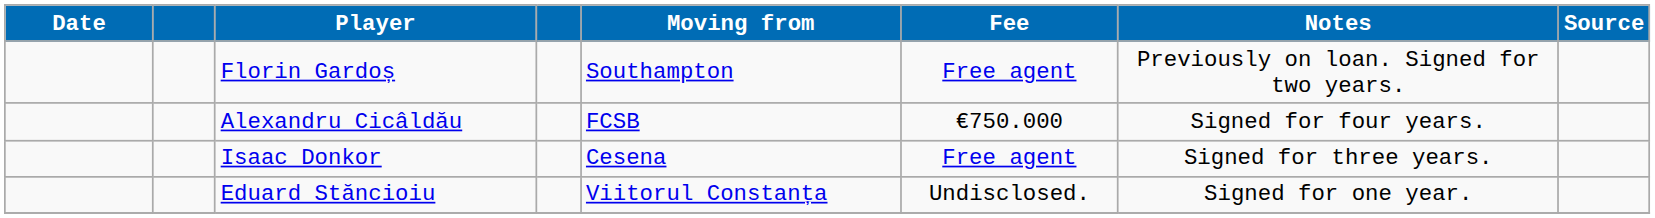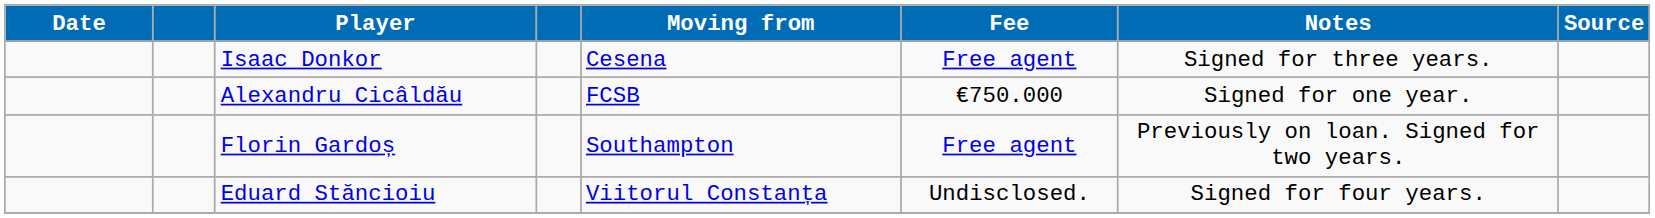rows swapped: (308, 72) <-> (301, 158)
(1338, 122) Signed for four years. -> (1338, 96) Signed for one year.
(1338, 195) Signed for one year. -> (1338, 195) Signed for four years.
